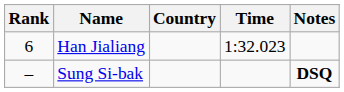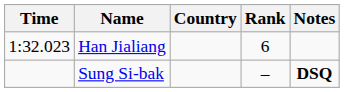columns swapped: (29, 18) <-> (255, 18)
